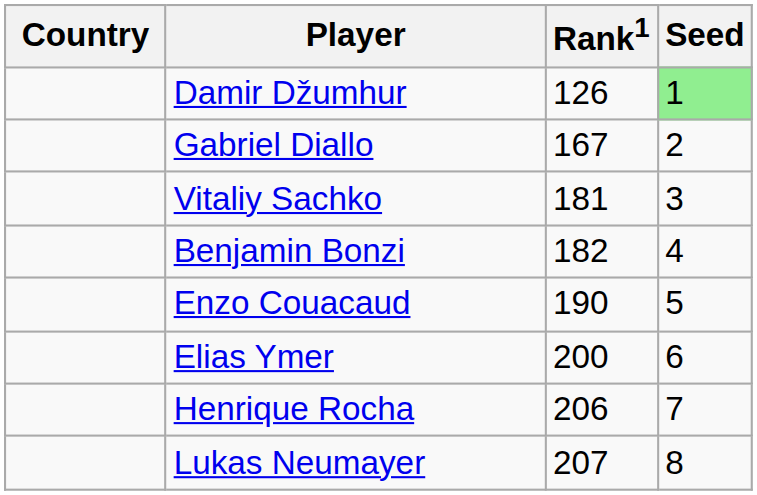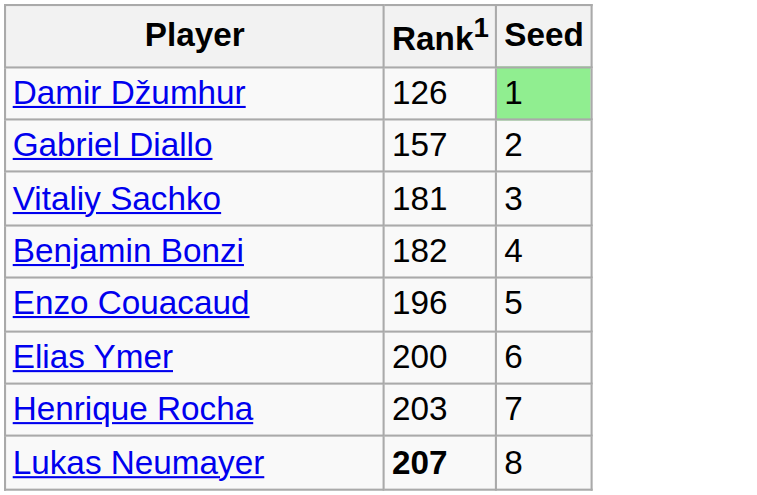- column: (85, 35)
(581, 145) 167 -> (420, 145) 157
(581, 303) 190 -> (420, 303) 196
(581, 409) 206 -> (420, 409) 203
(581, 462) normal -> (420, 462) bold
